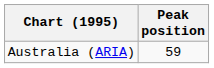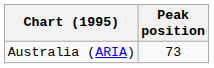(173, 52) 59 -> (173, 52) 73
